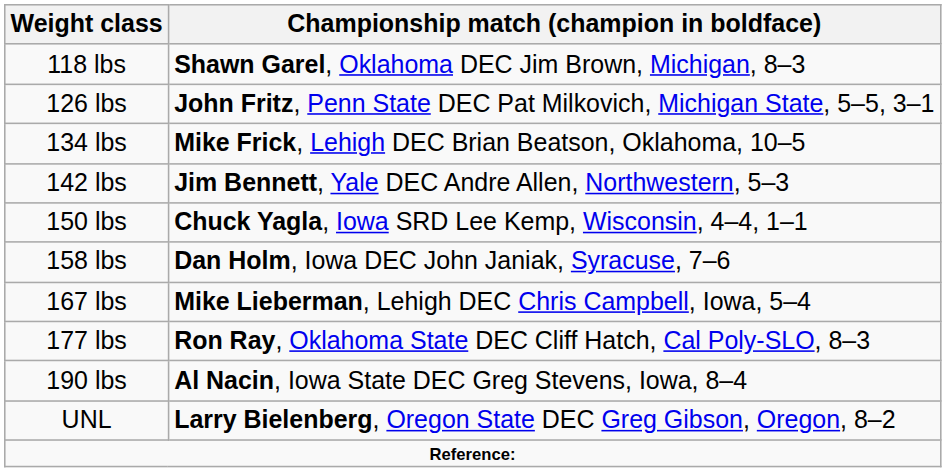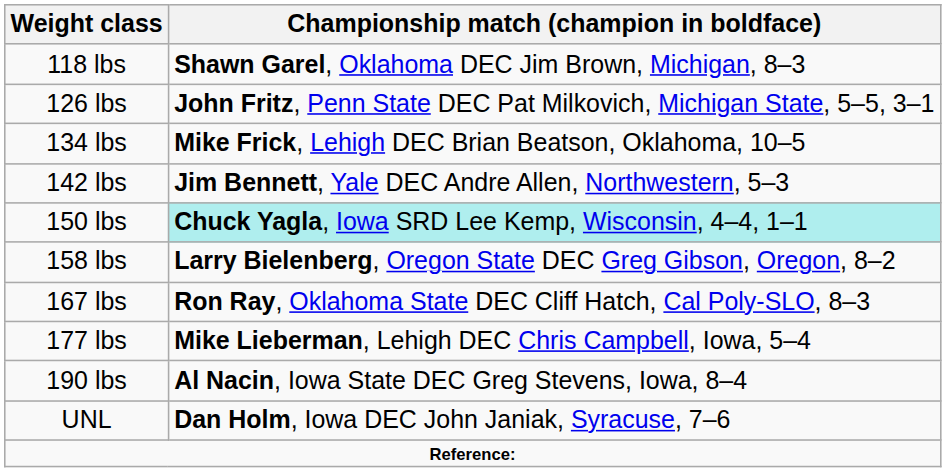(491, 222) no background -> (491, 222) paleturquoise background
(452, 261) Dan Holm, Iowa DEC John Janiak, Syracuse, 7–6 -> (535, 261) Larry Bielenberg, Oregon State DEC Greg Gibson, Oregon, 8–2
(493, 301) Mike Lieberman, Lehigh DEC Chris Campbell, Iowa, 5–4 -> (522, 301) Ron Ray, Oklahoma State DEC Cliff Hatch, Cal Poly-SLO, 8–3
(522, 340) Ron Ray, Oklahoma State DEC Cliff Hatch, Cal Poly-SLO, 8–3 -> (493, 340) Mike Lieberman, Lehigh DEC Chris Campbell, Iowa, 5–4
(535, 420) Larry Bielenberg, Oregon State DEC Greg Gibson, Oregon, 8–2 -> (452, 420) Dan Holm, Iowa DEC John Janiak, Syracuse, 7–6
